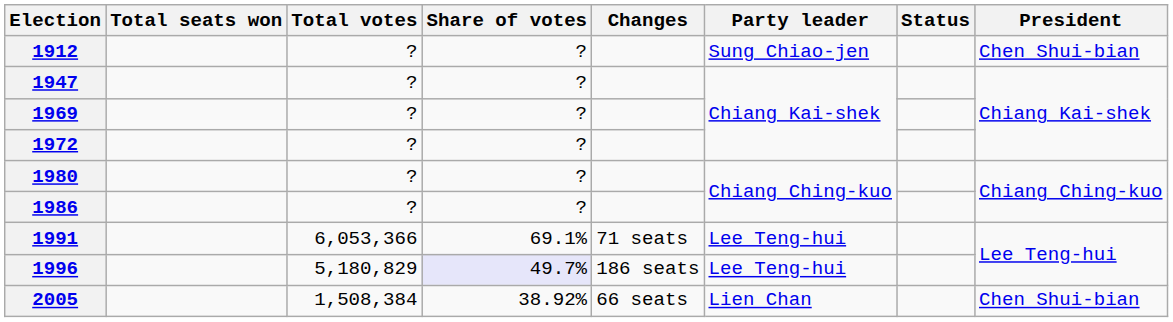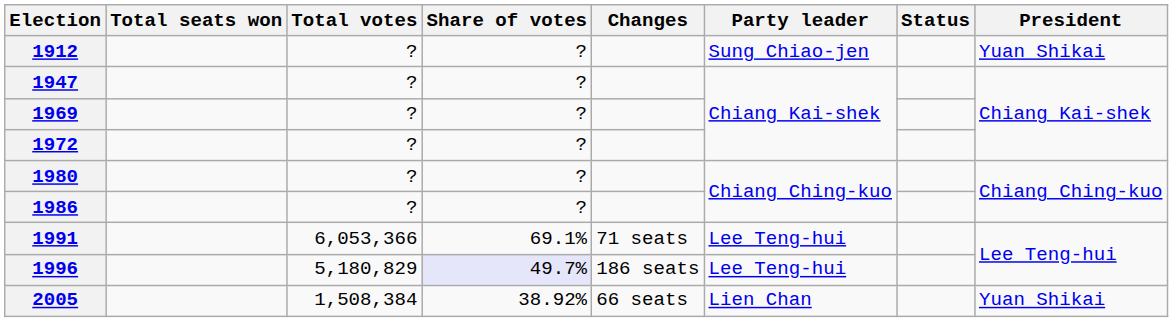(1059, 51) Chen Shui-bian -> (1042, 51) Yuan Shikai
(1059, 301) Chen Shui-bian -> (1042, 301) Yuan Shikai
